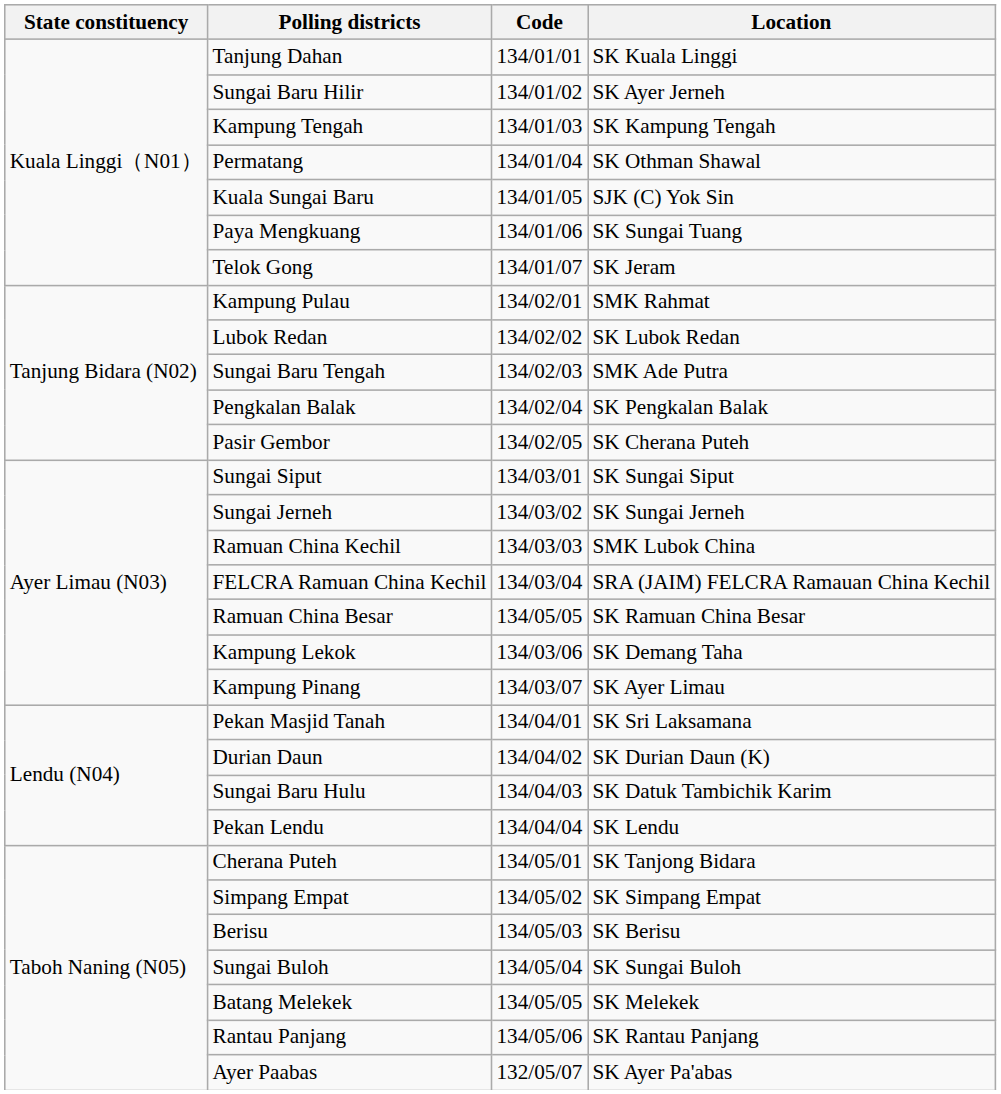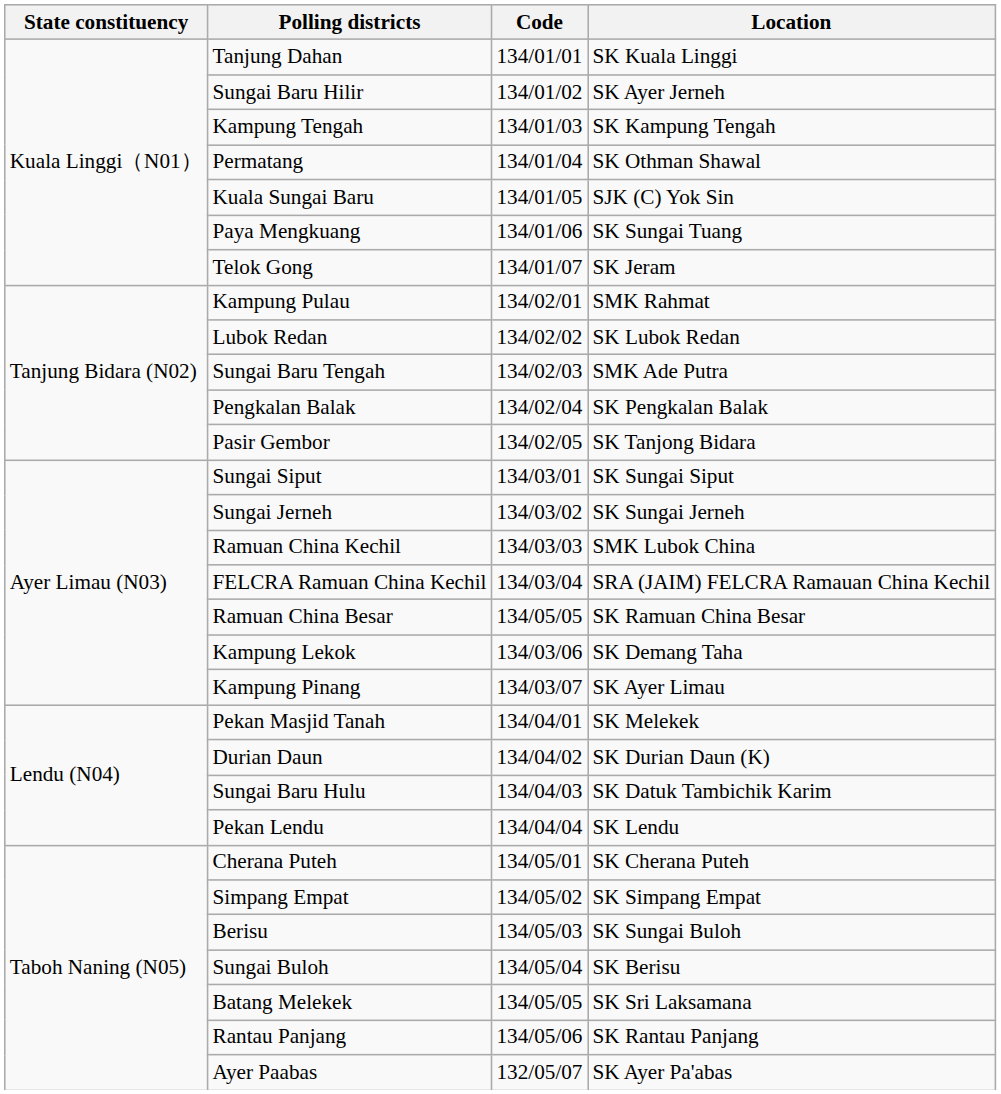(671, 441) SK Cherana Puteh -> (674, 441) SK Tanjong Bidara
(672, 721) SK Sri Laksamana -> (646, 721) SK Melekek
(674, 861) SK Tanjong Bidara -> (671, 861) SK Cherana Puteh
(636, 931) SK Berisu -> (667, 931) SK Sungai Buloh
(667, 966) SK Sungai Buloh -> (636, 966) SK Berisu
(646, 1001) SK Melekek -> (672, 1001) SK Sri Laksamana
